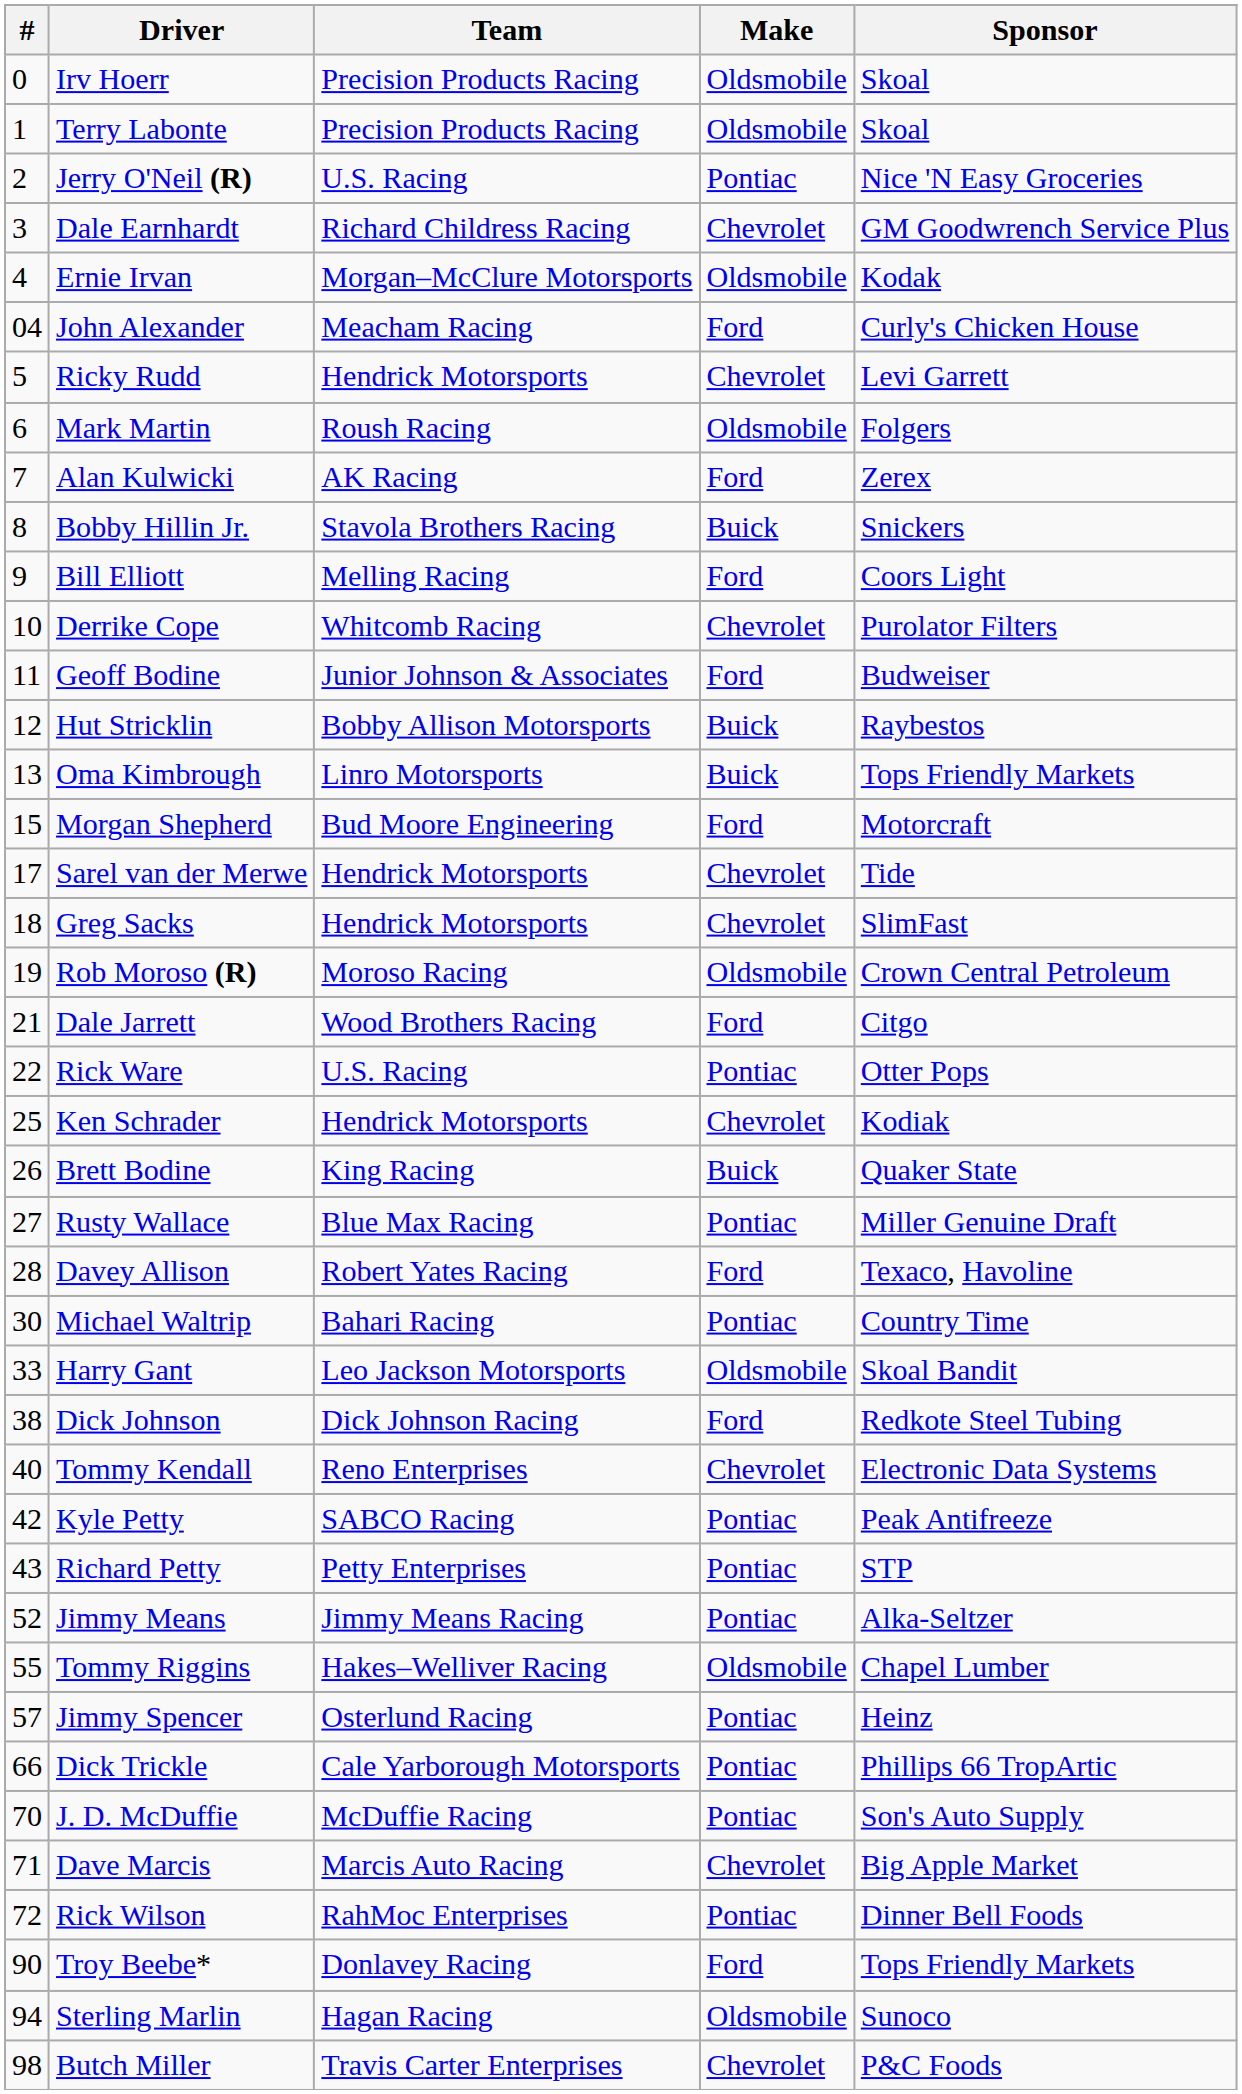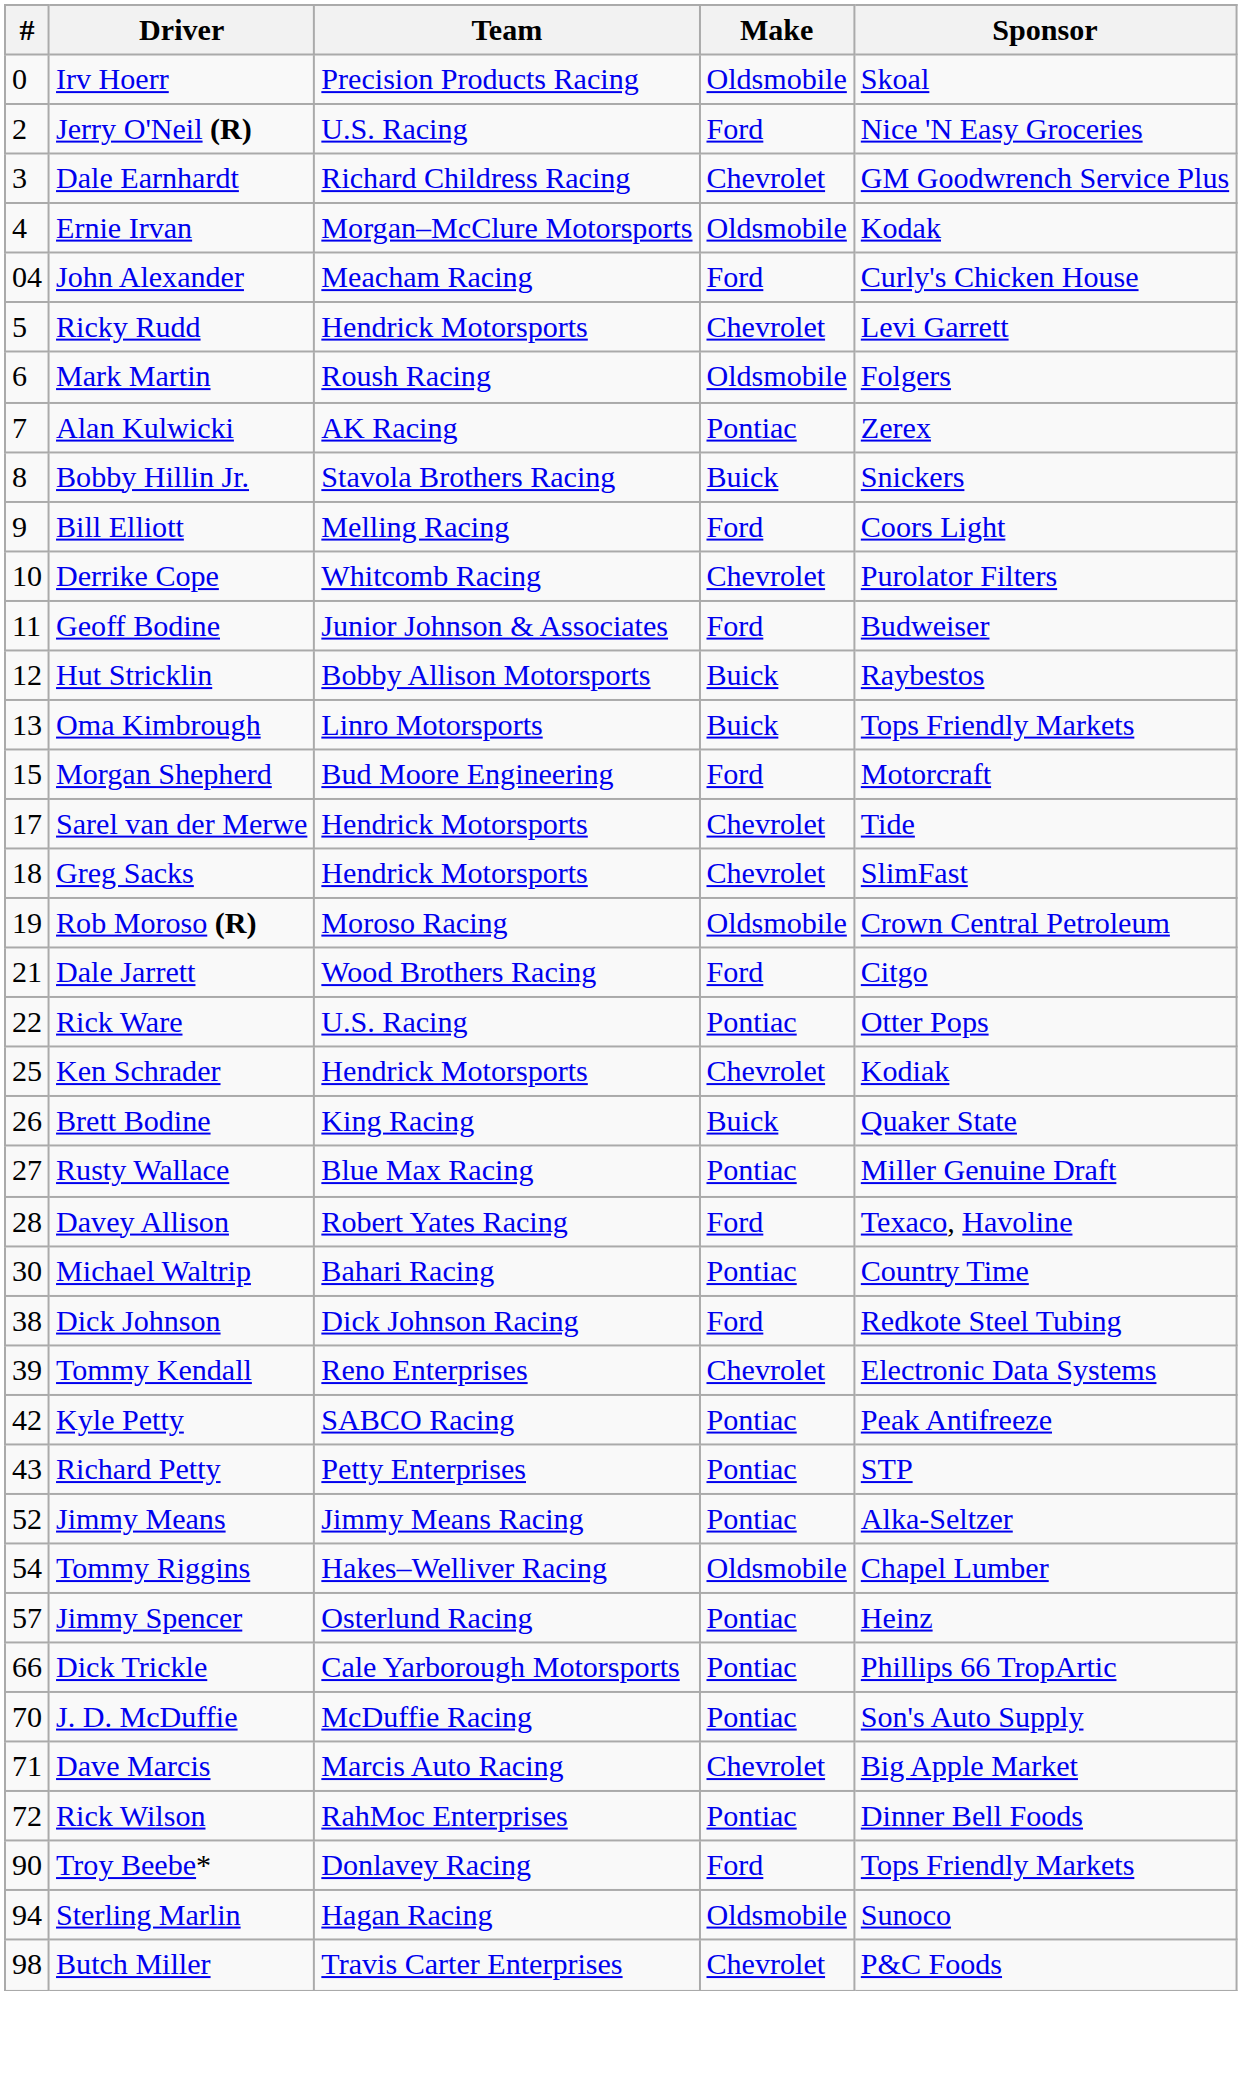- row: (141, 128)
(752, 178) Pontiac -> (735, 128) Ford
(735, 476) Ford -> (752, 426) Pontiac
- row: (124, 1369)
(27, 1468) 40 -> (27, 1369) 39
(27, 1667) 55 -> (27, 1567) 54
